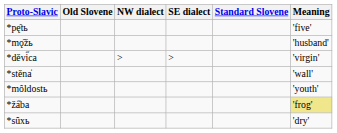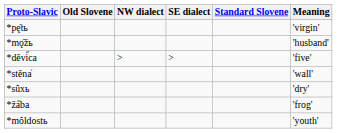(302, 27) 'five' -> (306, 27) 'virgin'
(306, 58) 'virgin' -> (302, 58) 'five'
rows swapped: (27, 89) <-> (18, 120)
(303, 105) khaki background -> (303, 105) no background
